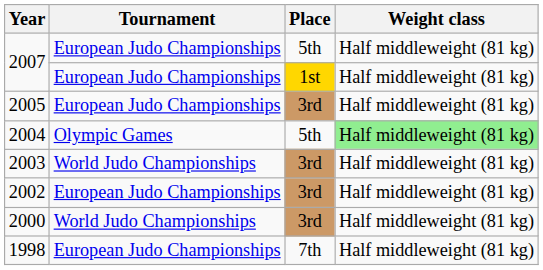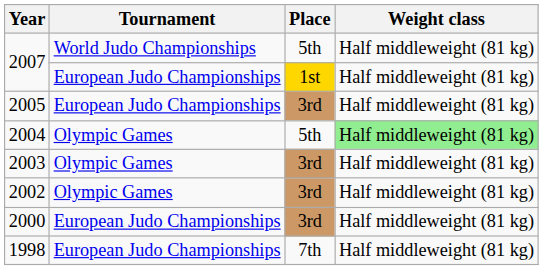(167, 47) European Judo Championships -> (155, 47) World Judo Championships
(155, 163) World Judo Championships -> (113, 163) Olympic Games
(167, 192) European Judo Championships -> (113, 192) Olympic Games
(155, 221) World Judo Championships -> (167, 221) European Judo Championships
